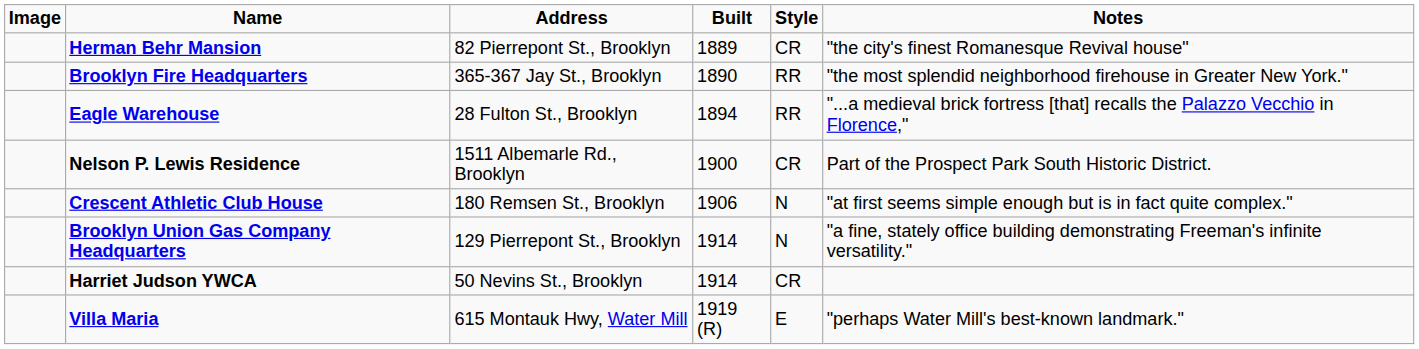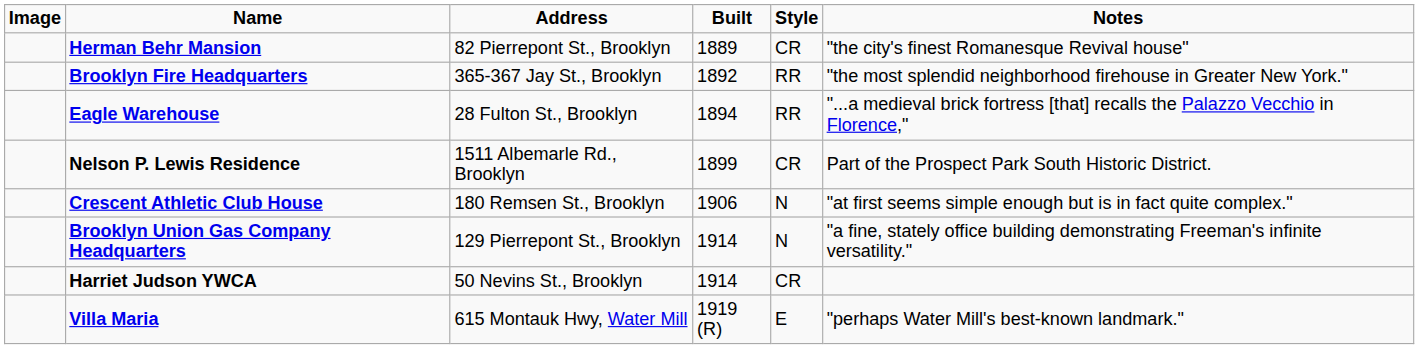(717, 76) 1890 -> (717, 76) 1892
(717, 164) 1900 -> (717, 164) 1899
